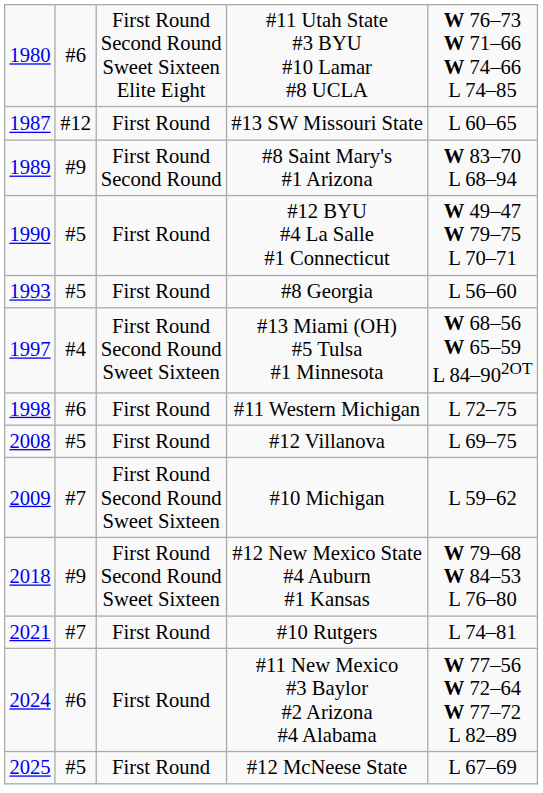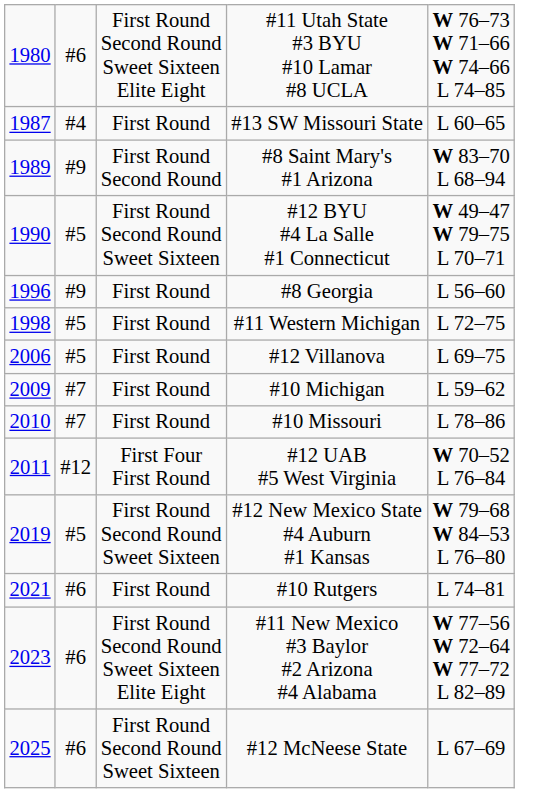(76, 123) #12 -> (76, 123) #4
(161, 235) First Round -> (161, 235) First Round Second Round Sweet Sixteen
(30, 291) 1993 -> (30, 291) 1996
(76, 291) #5 -> (76, 291) #9
- row: (327, 349)
(76, 408) #6 -> (76, 323) #5
(30, 441) 2008 -> (30, 356) 2006
(161, 497) First Round Second Round Sweet Sixteen -> (161, 389) First Round
+ row: (327, 422)
+ row: (327, 466)
(30, 576) 2018 -> (30, 533) 2019
(76, 576) #9 -> (76, 533) #5
(76, 632) #7 -> (76, 589) #6
(30, 699) 2024 -> (30, 657) 2023
(161, 699) First Round -> (161, 657) First Round Second Round Sweet Sixteen Elite Eight
(76, 767) #5 -> (76, 748) #6
(161, 767) First Round -> (161, 748) First Round Second Round Sweet Sixteen
